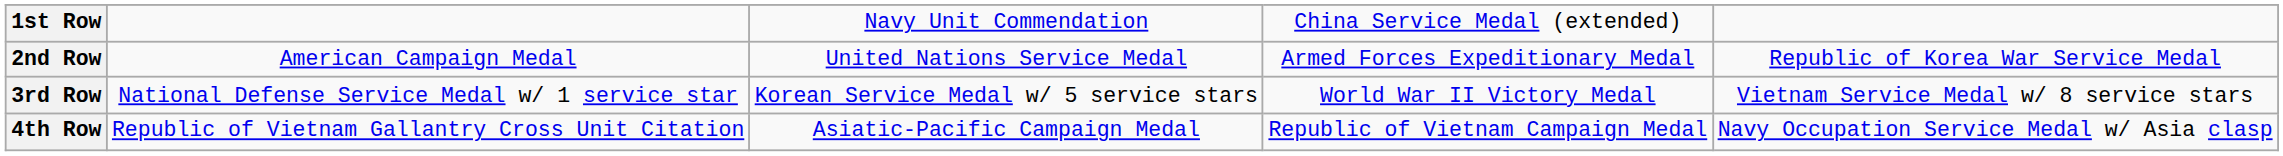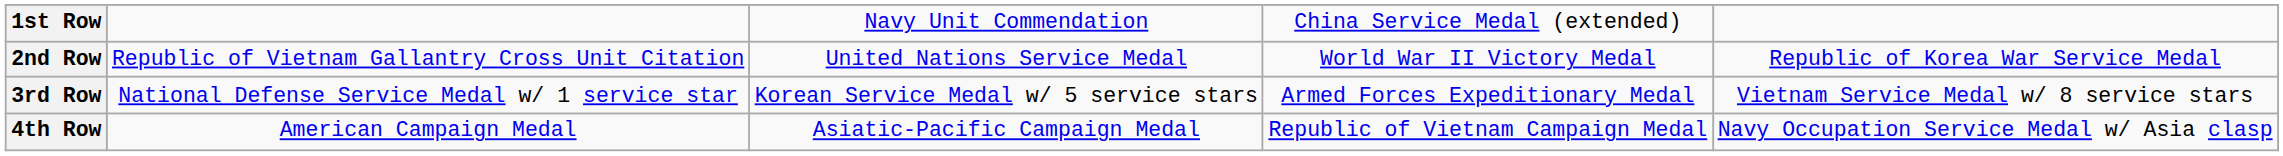(428, 59) American Campaign Medal -> (428, 59) Republic of Vietnam Gallantry Cross Unit Citation
(1488, 59) Armed Forces Expeditionary Medal -> (1488, 59) World War II Victory Medal
(1488, 95) World War II Victory Medal -> (1488, 95) Armed Forces Expeditionary Medal
(428, 131) Republic of Vietnam Gallantry Cross Unit Citation -> (428, 131) American Campaign Medal
